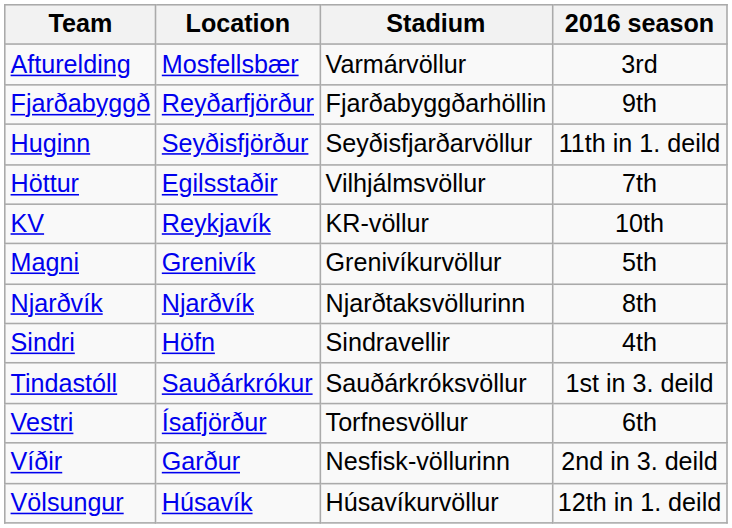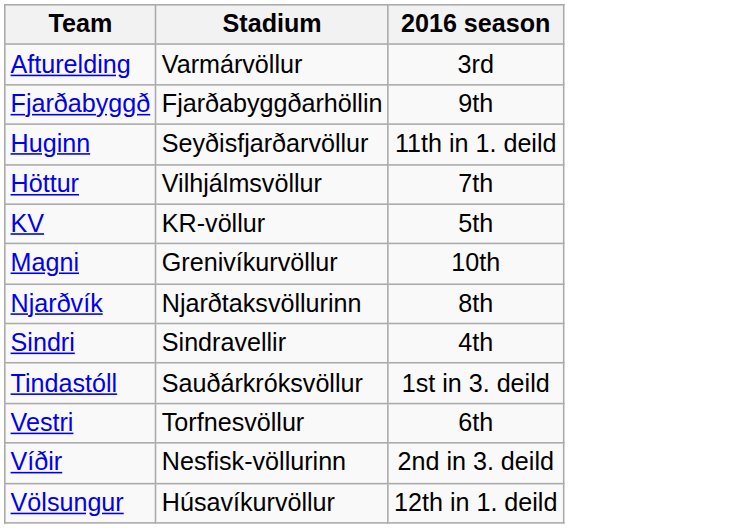- column: (238, 24)
(639, 223) 10th -> (476, 223) 5th
(639, 263) 5th -> (476, 263) 10th
